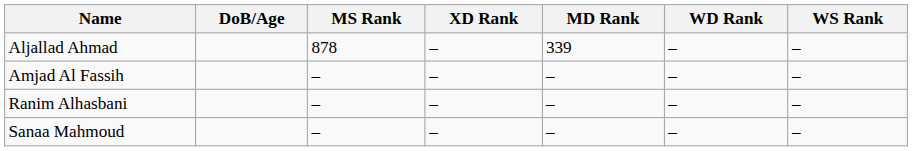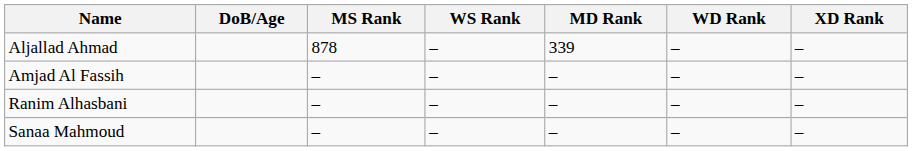columns swapped: (848, 18) <-> (484, 18)
